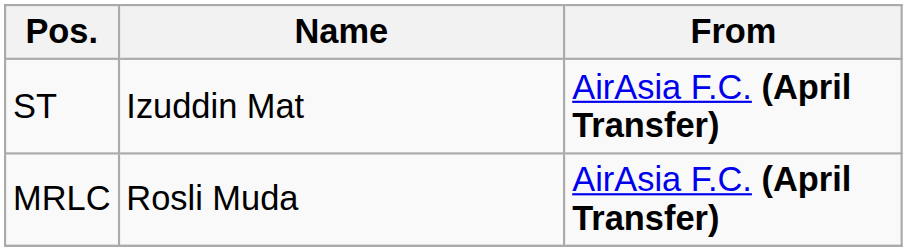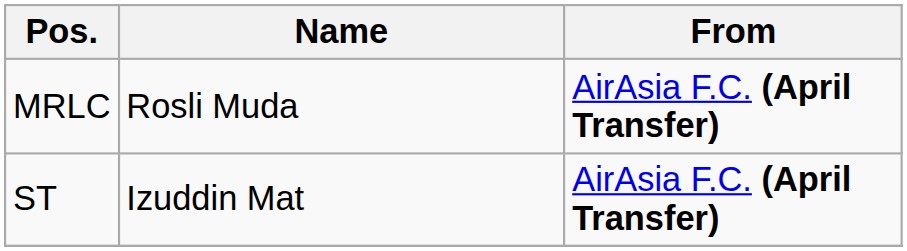rows swapped: (62, 198) <-> (35, 105)
